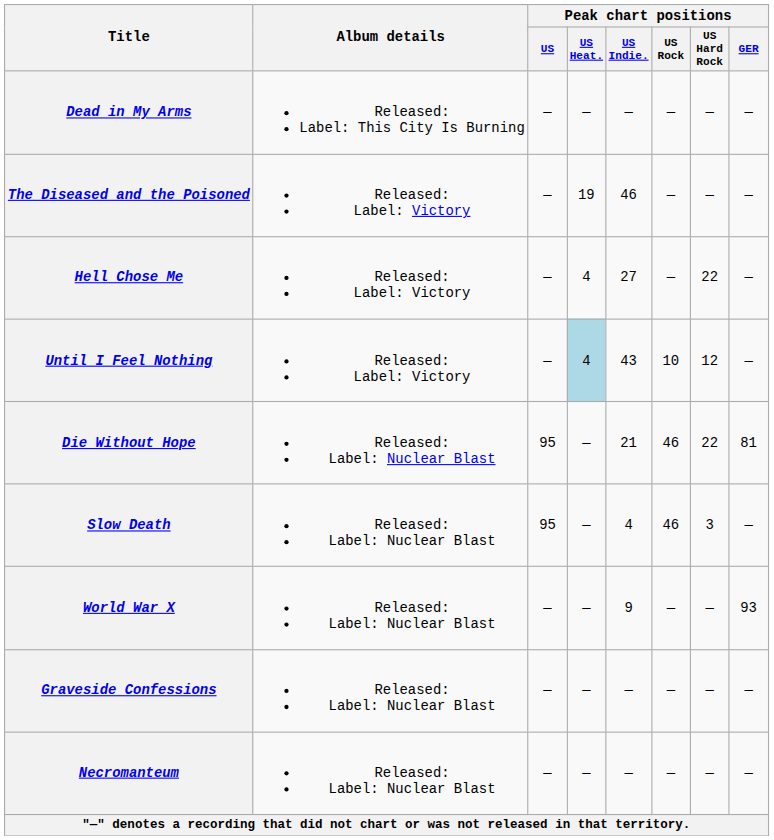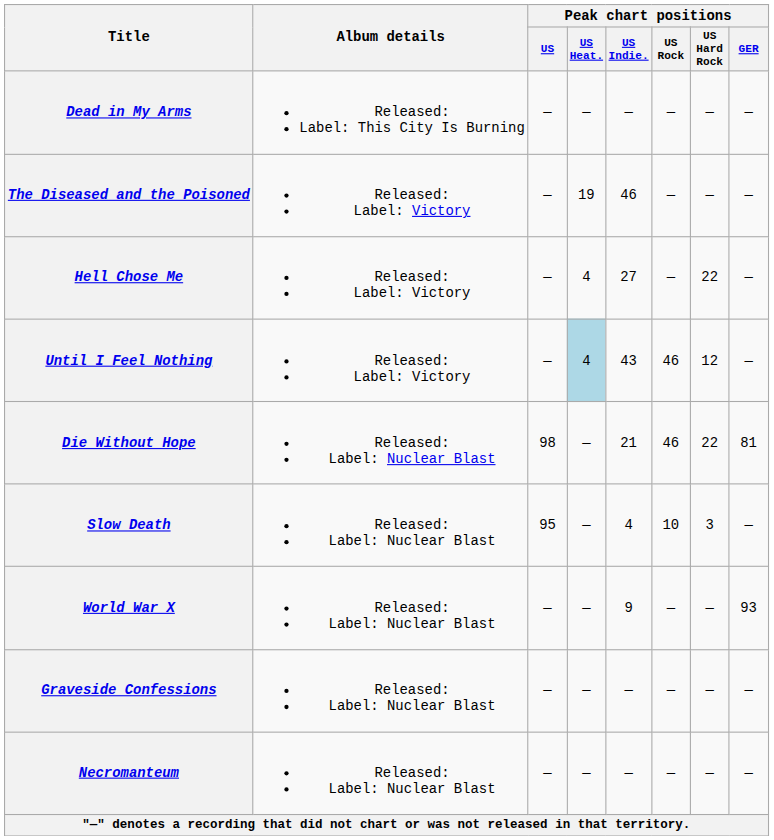(671, 360) 10 -> (671, 360) 46
(547, 443) 95 -> (547, 443) 98
(671, 525) 46 -> (671, 525) 10
